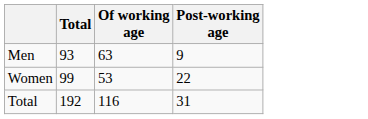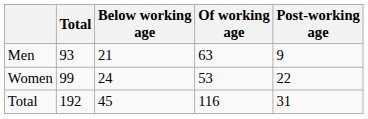+ column: (145, 24)
